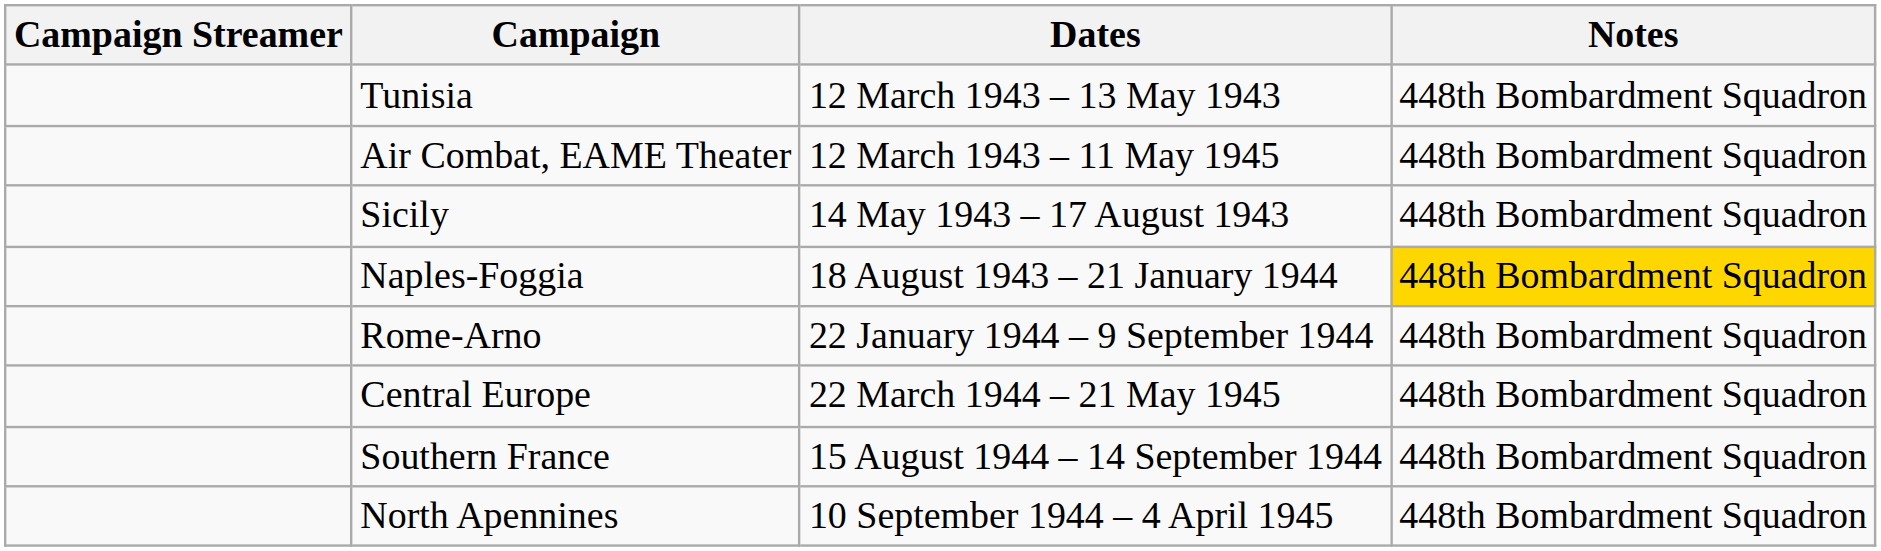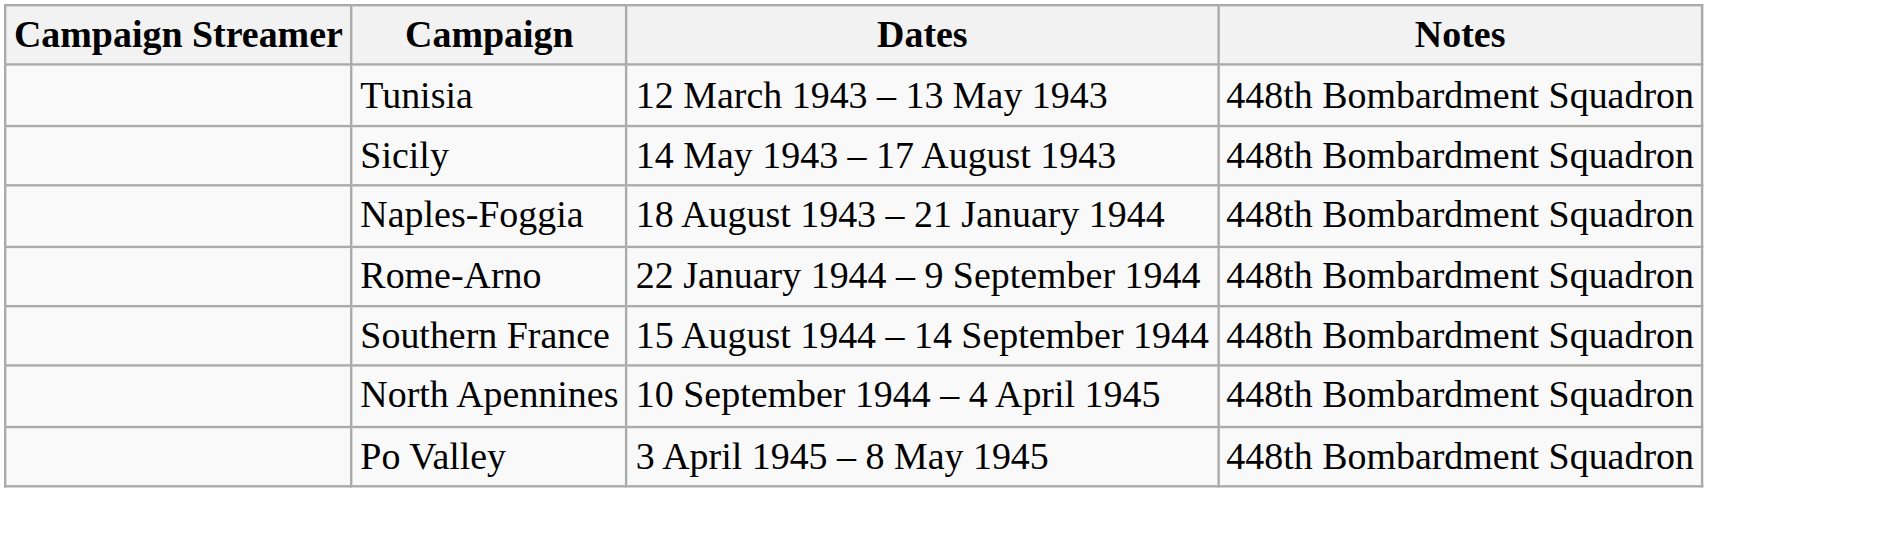- row: (576, 154)
(1633, 275) gold background -> (1460, 214) no background
- row: (476, 395)
+ row: (433, 455)
